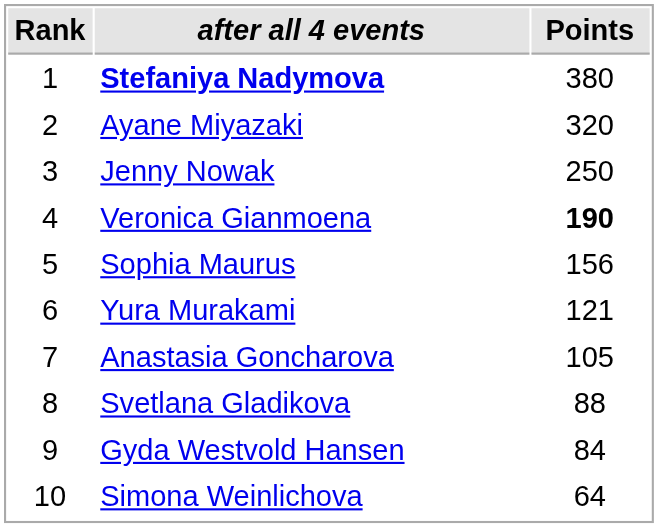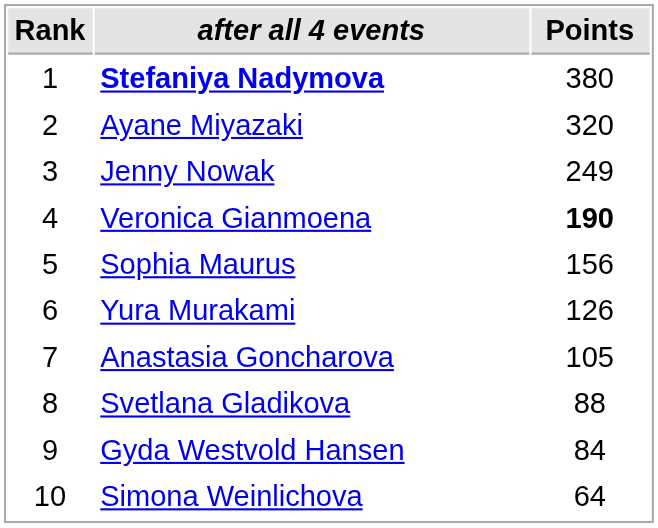(590, 172) 250 -> (590, 172) 249
(590, 311) 121 -> (590, 311) 126
